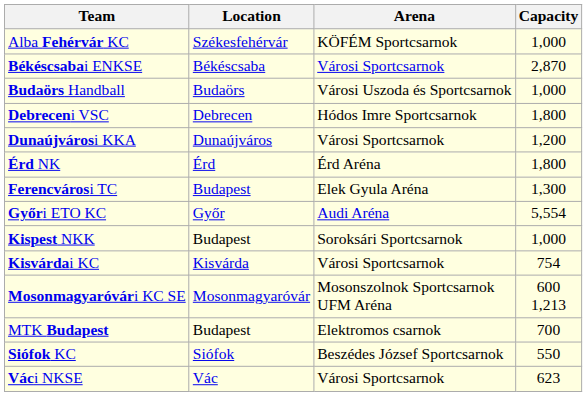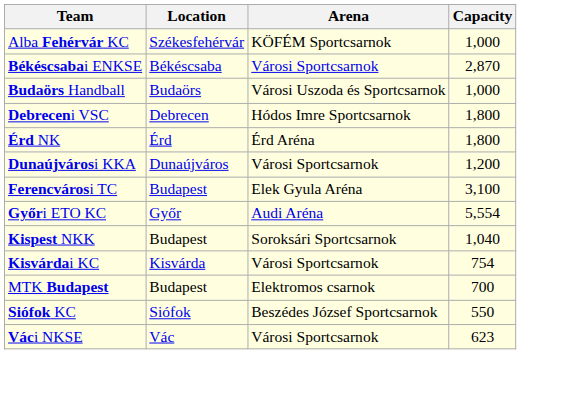rows swapped: (72, 139) <-> (34, 164)
(549, 189) 1,300 -> (483, 189) 3,100
(549, 238) 1,000 -> (483, 238) 1,040
- row: (97, 296)
